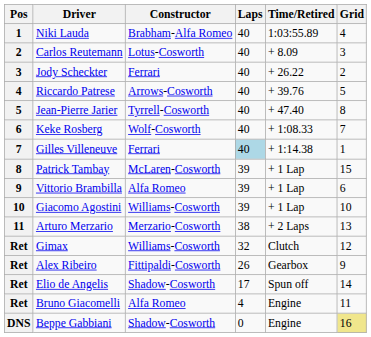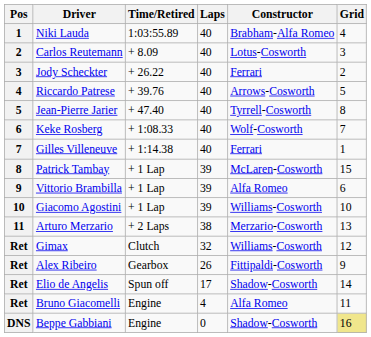columns swapped: (180, 14) <-> (301, 14)
(244, 149) lightblue background -> (206, 149) no background
